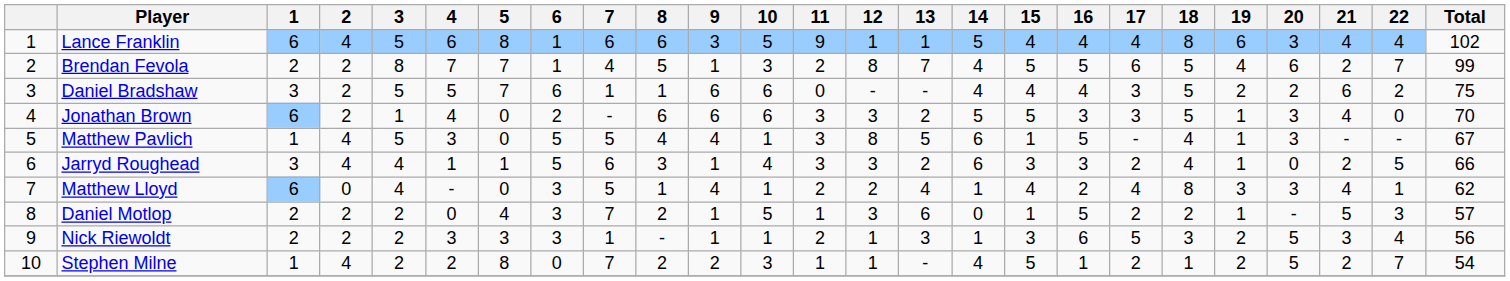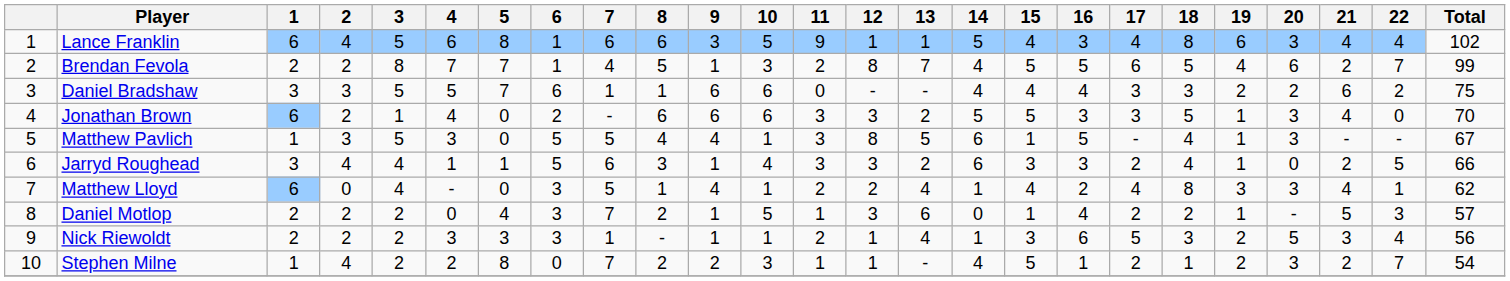(1083, 41) 4 -> (1083, 41) 3
(346, 91) 2 -> (346, 91) 3
(1188, 91) 5 -> (1188, 91) 3
(346, 140) 4 -> (346, 140) 3
(1083, 214) 5 -> (1083, 214) 4
(925, 238) 3 -> (925, 238) 4
(1294, 263) 5 -> (1294, 263) 3
